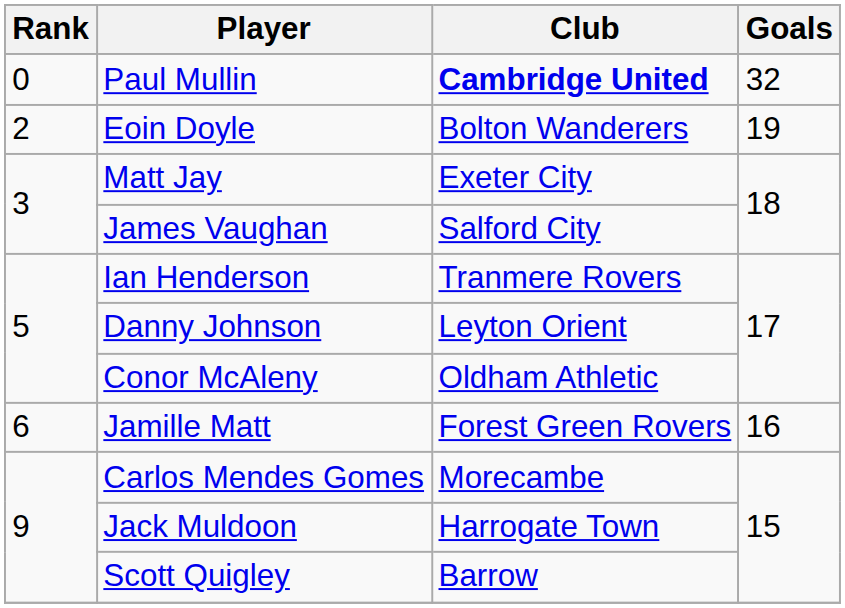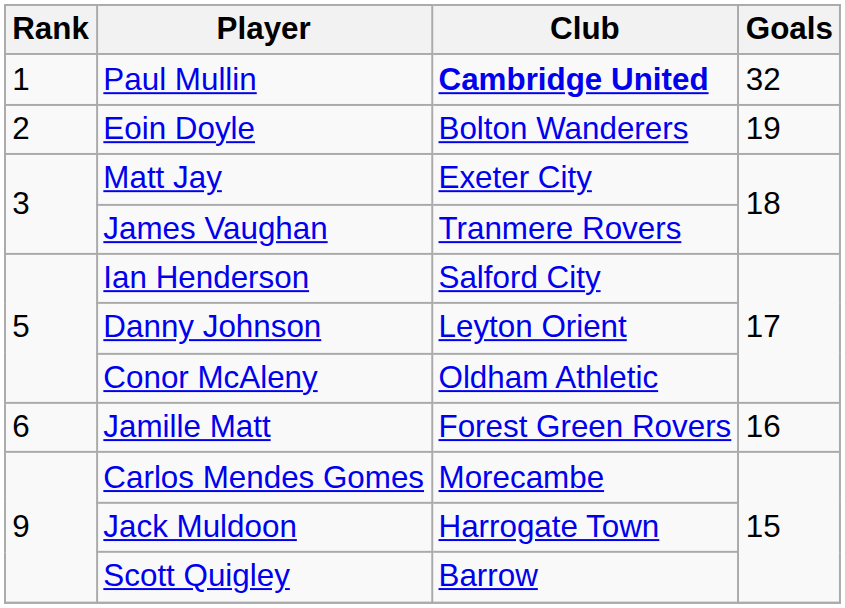(21, 79) 0 -> (21, 79) 1
(520, 228) Salford City -> (560, 228) Tranmere Rovers
(560, 278) Tranmere Rovers -> (520, 278) Salford City
